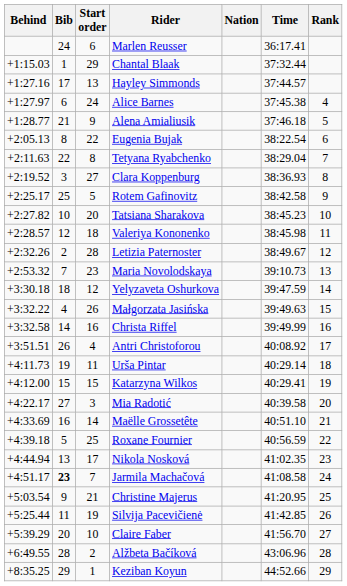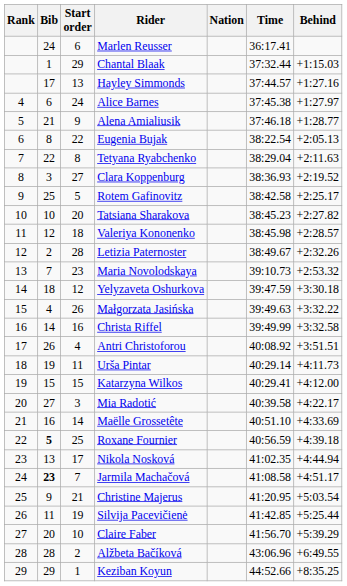columns swapped: (325, 20) <-> (28, 20)
(64, 440) normal -> (49, 440) bold
